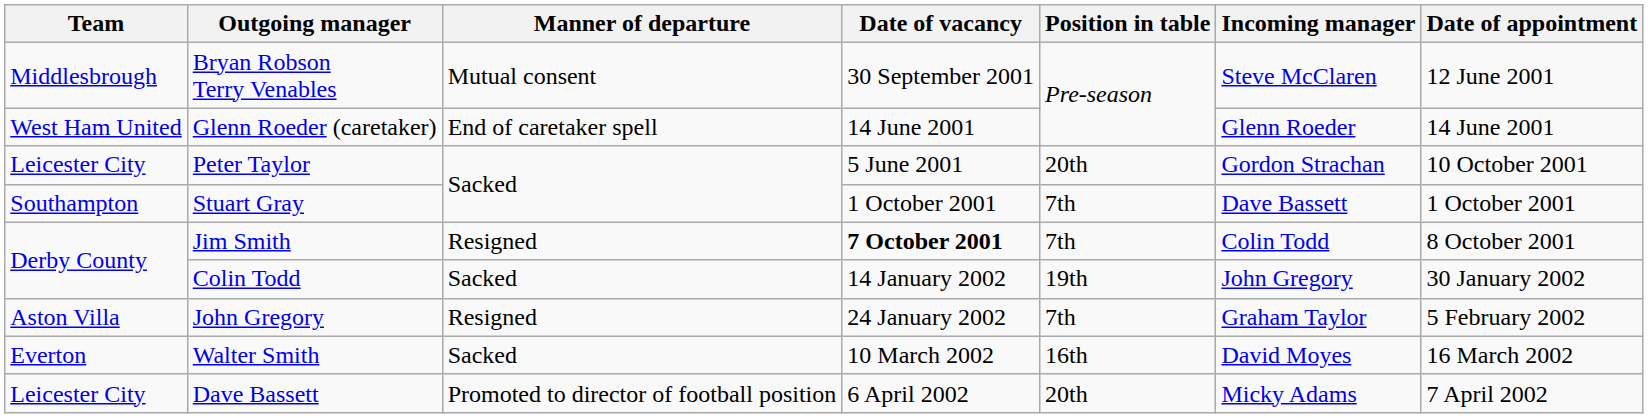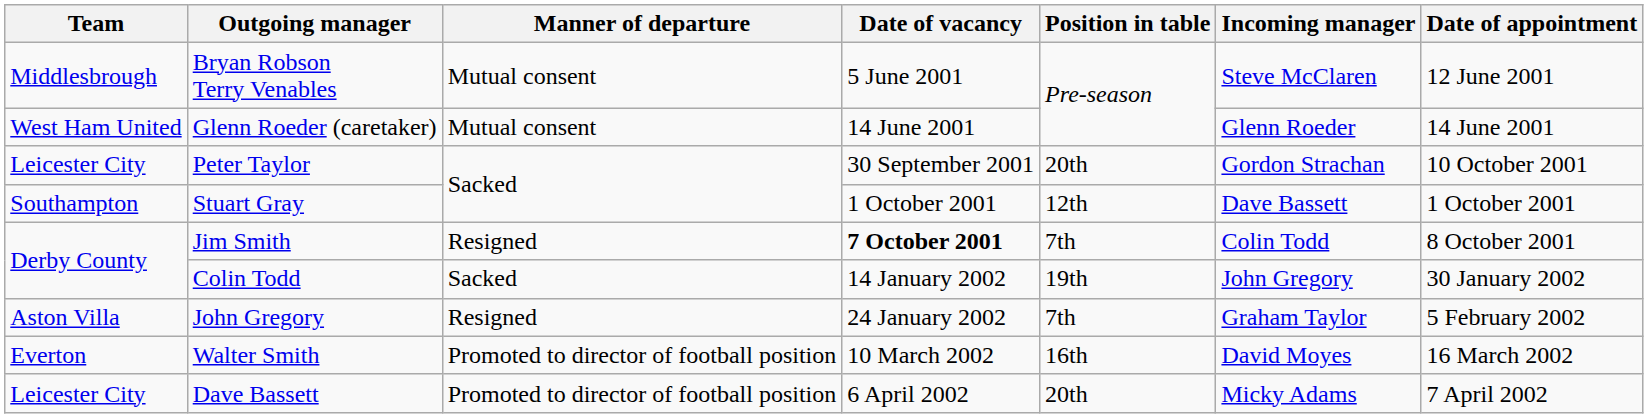(941, 75) 30 September 2001 -> (905, 75) 5 June 2001
(553, 126) End of caretaker spell -> (522, 126) Mutual consent
(905, 164) 5 June 2001 -> (941, 164) 30 September 2001
(1060, 202) 7th -> (1066, 202) 12th
(482, 355) Sacked -> (642, 355) Promoted to director of football position
